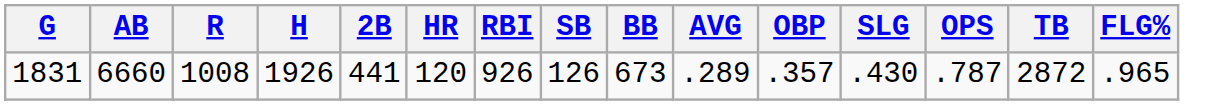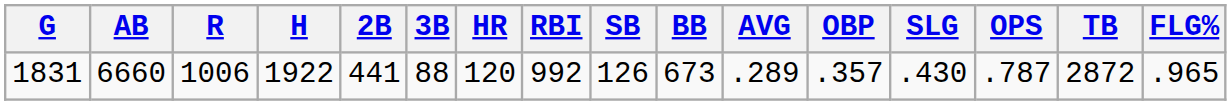+ column: (432, 29)
(215, 76) 1008 -> (215, 76) 1006
(299, 76) 1926 -> (299, 76) 1922
(507, 76) 926 -> (556, 76) 992
